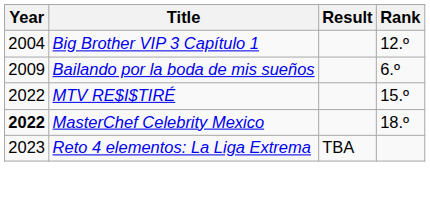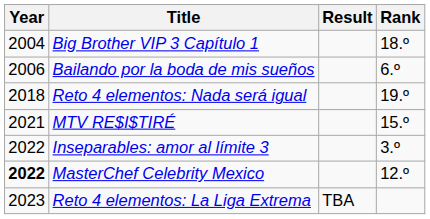(395, 43) 12.º -> (395, 43) 18.º
(27, 69) 2009 -> (27, 69) 2006
+ row: (179, 95)
(27, 95) 2022 -> (27, 122) 2021
+ row: (161, 148)
(395, 122) 18.º -> (395, 174) 12.º
